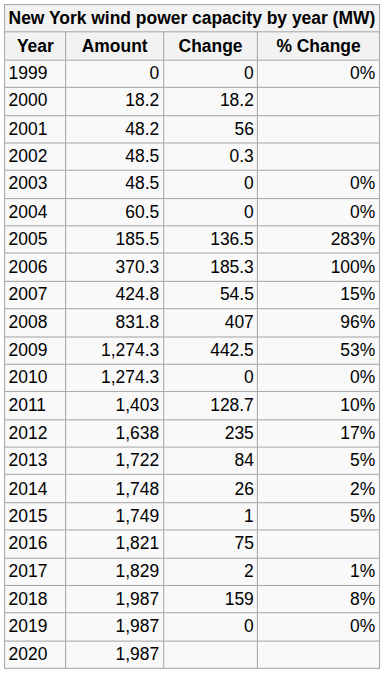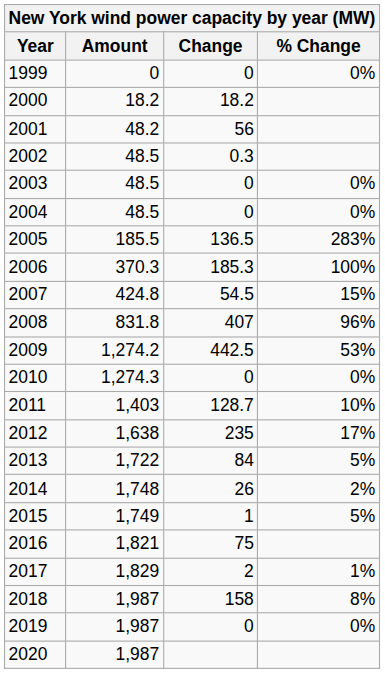(142, 211) 60.5 -> (142, 211) 48.5
(130, 350) 1,274.3 -> (130, 350) 1,274.2
(239, 599) 159 -> (239, 599) 158
